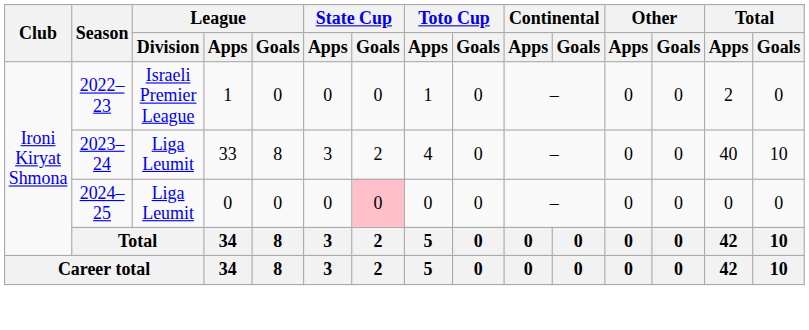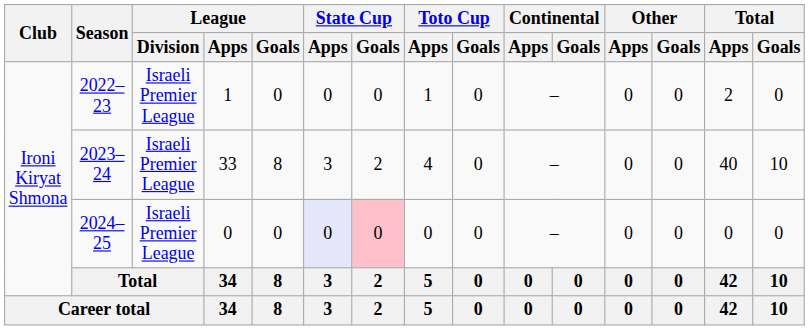(168, 154) Liga Leumit -> (168, 164) Israeli Premier League
(168, 202) Liga Leumit -> (168, 233) Israeli Premier League
(328, 202) no background -> (328, 233) lavender background
